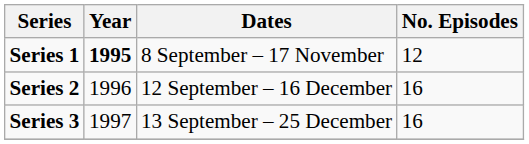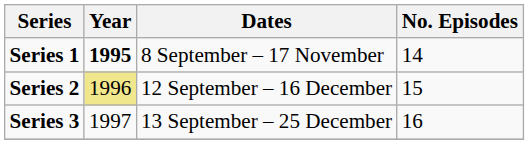(412, 54) 12 -> (412, 54) 14
(110, 88) no background -> (110, 88) khaki background
(412, 88) 16 -> (412, 88) 15
